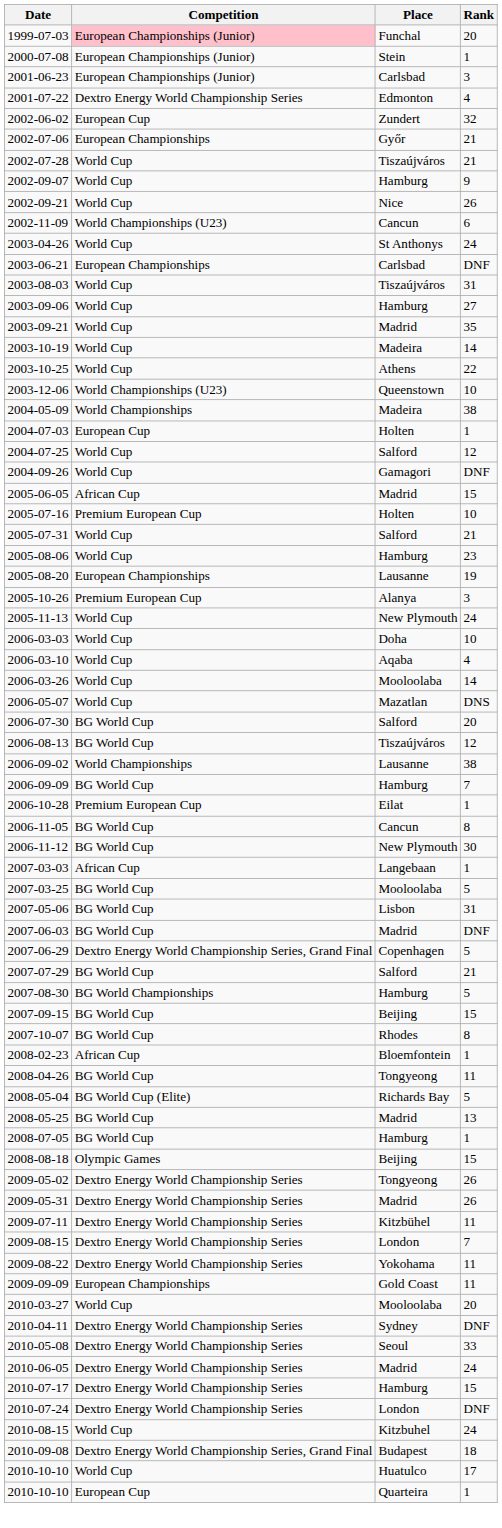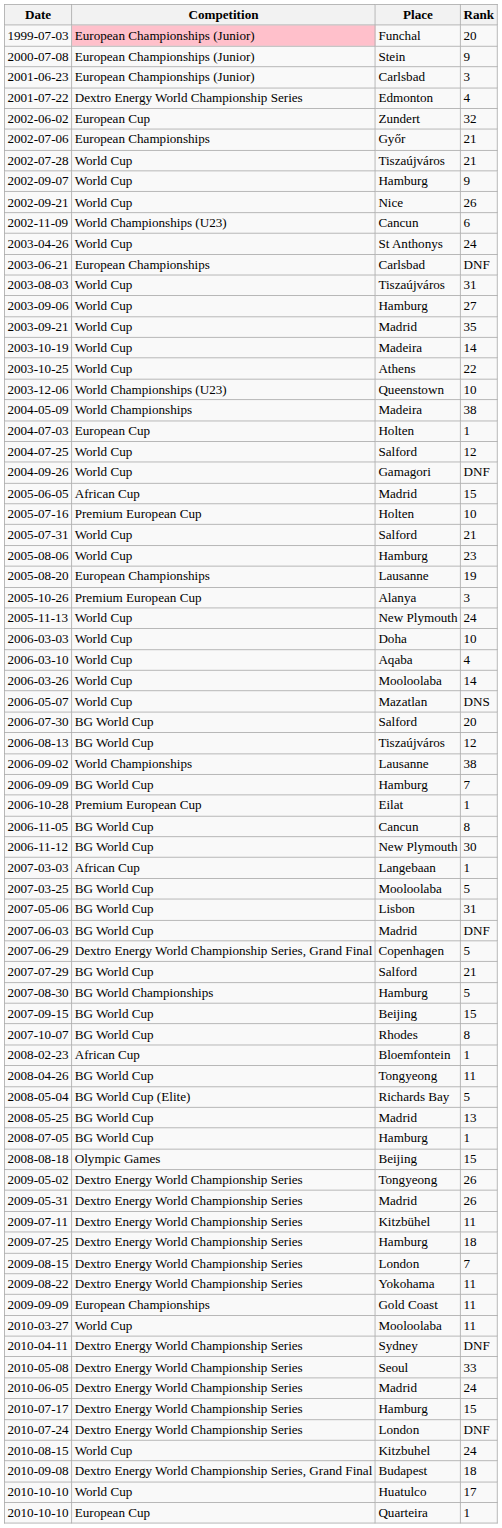(467, 56) 1 -> (467, 56) 9
+ row: (38, 1242)
(470, 1304) 20 -> (470, 1325) 11
